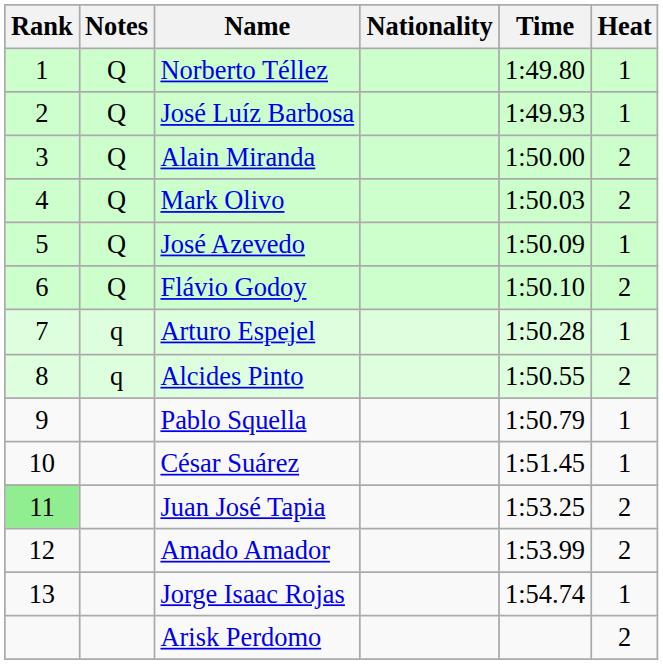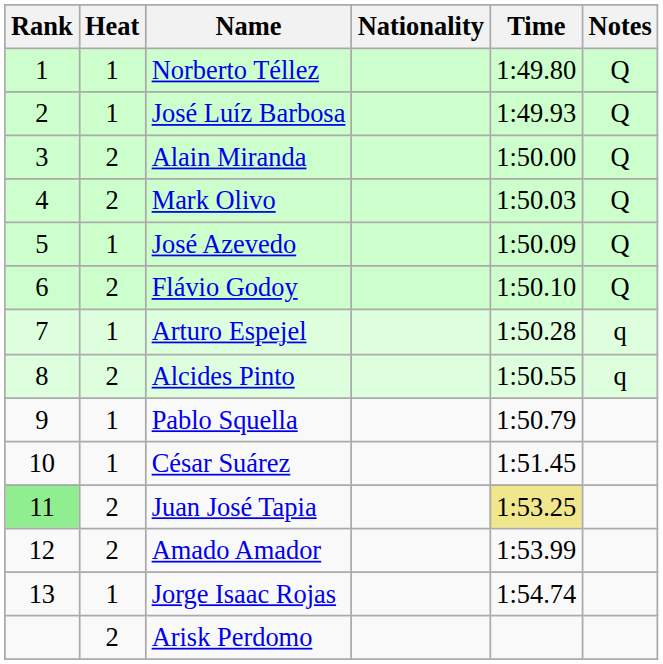columns swapped: (625, 26) <-> (117, 26)
(545, 506) no background -> (536, 506) khaki background
